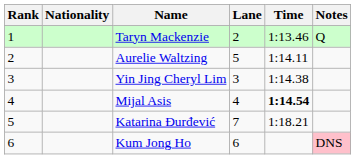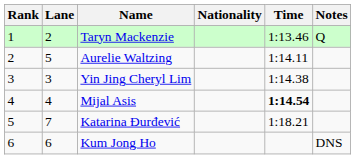columns swapped: (247, 15) <-> (77, 15)
(329, 143) pink background -> (329, 143) no background
